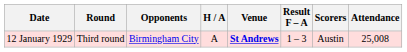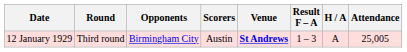columns swapped: (214, 17) <-> (331, 17)
(375, 39) 25,008 -> (375, 39) 25,005
